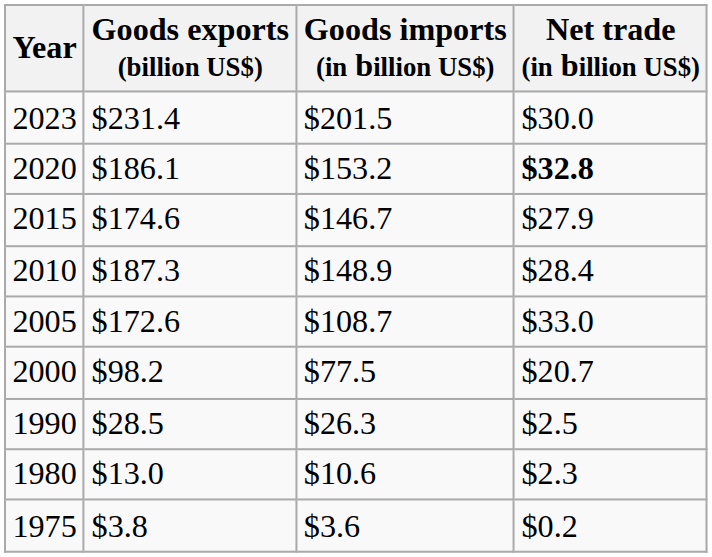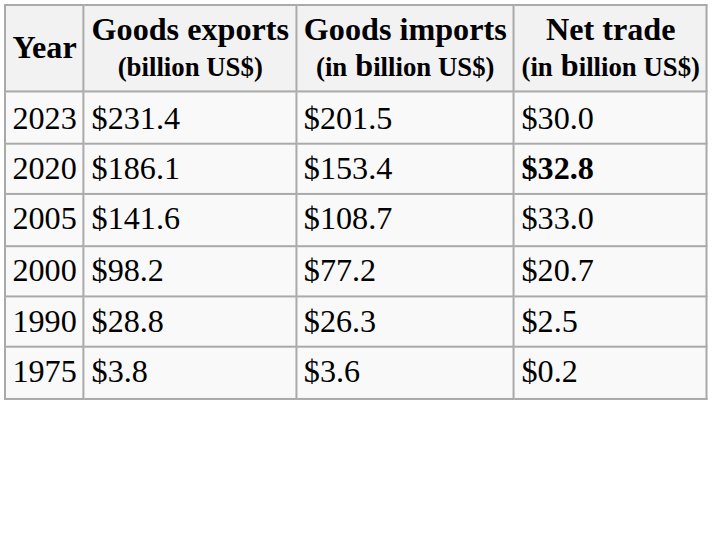(348, 168) $153.2 -> (348, 168) $153.4
- row: (45, 219)
- row: (45, 270)
(136, 321) $172.6 -> (136, 219) $141.6
(340, 372) $77.5 -> (340, 270) $77.2
(128, 423) $28.5 -> (128, 321) $28.8
- row: (45, 474)
